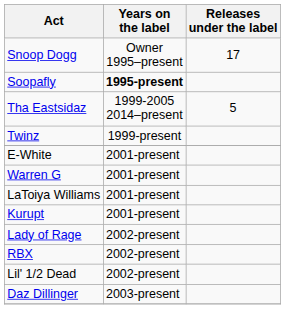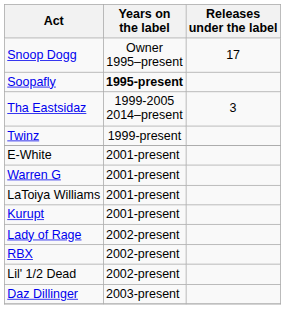(233, 108) 5 -> (233, 108) 3
